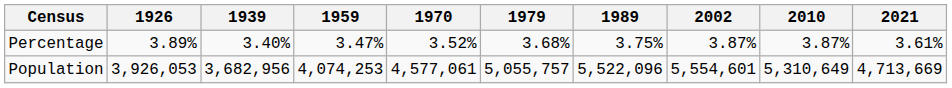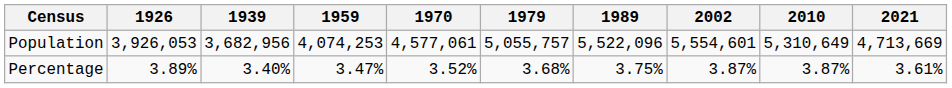rows swapped: (56, 69) <-> (56, 43)
